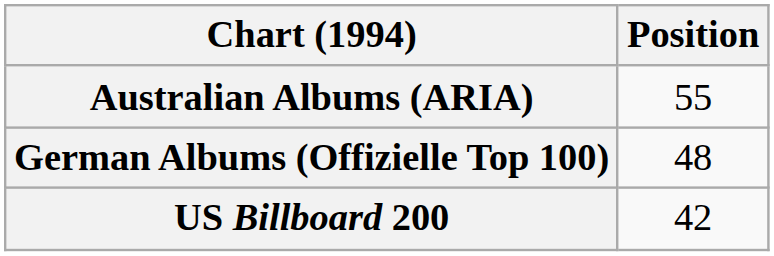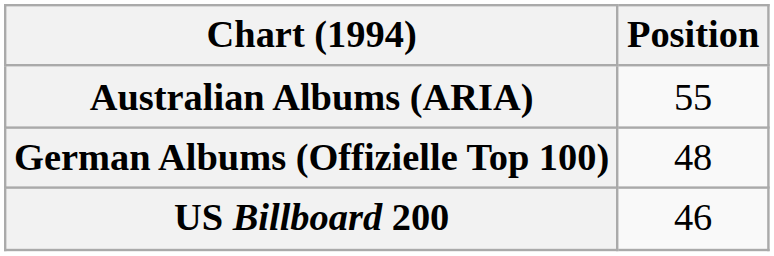(693, 217) 42 -> (693, 217) 46
